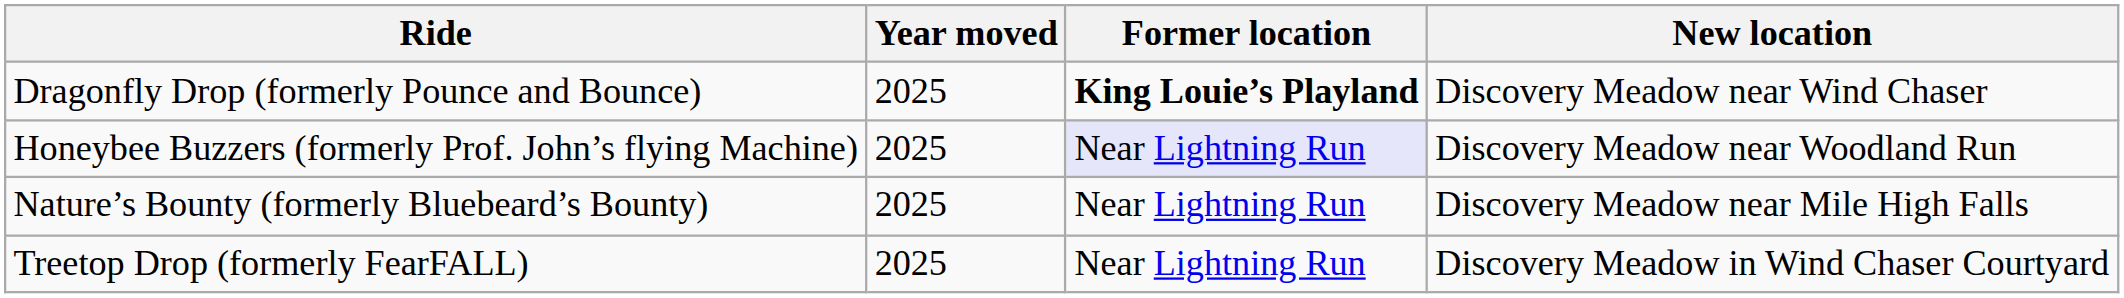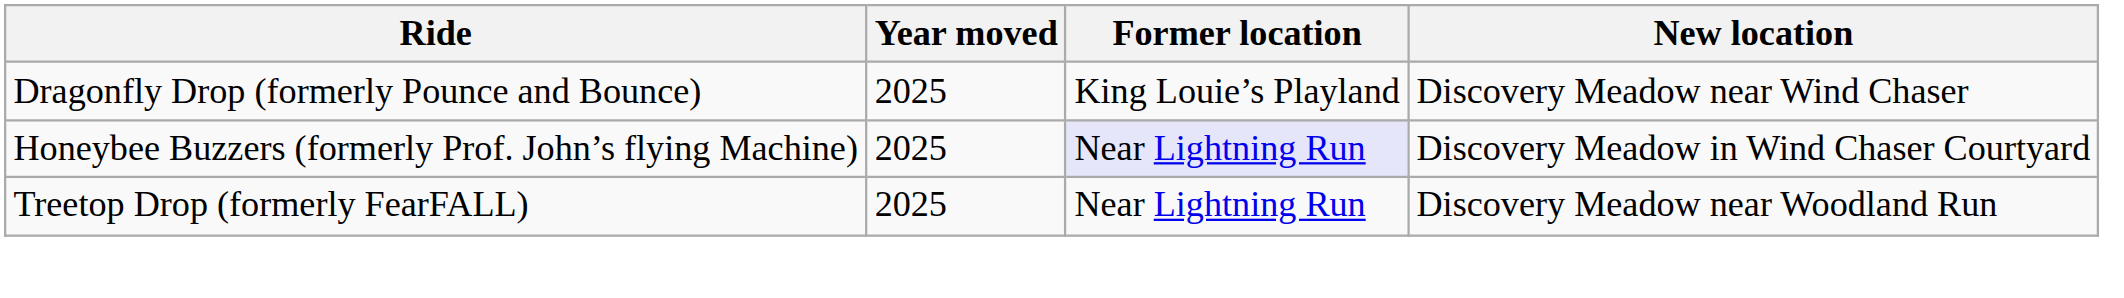(1247, 90) bold -> (1237, 90) normal
(1726, 147) Discovery Meadow near Woodland Run -> (1753, 147) Discovery Meadow in Wind Chaser Courtyard
- row: (361, 205)
(1772, 262) Discovery Meadow in Wind Chaser Courtyard -> (1707, 205) Discovery Meadow near Woodland Run
